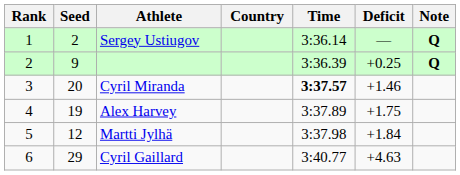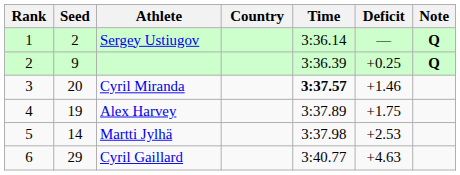(75, 134) 12 -> (75, 134) 14
(384, 134) +1.84 -> (384, 134) +2.53
